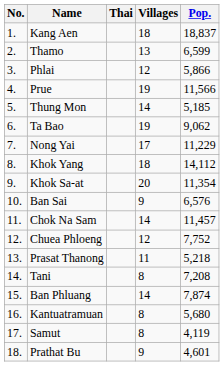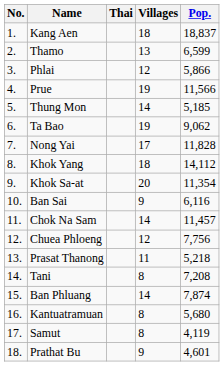(200, 145) 11,229 -> (200, 145) 11,828
(197, 201) 6,576 -> (197, 201) 6,116
(197, 239) 7,752 -> (197, 239) 7,756
